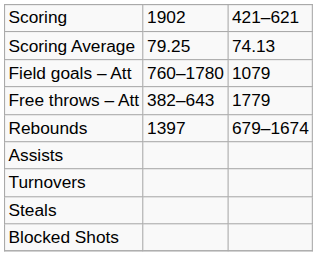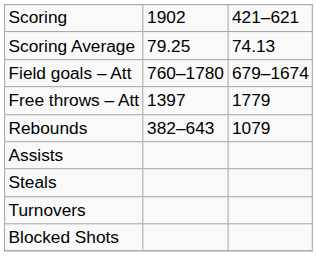(251, 73) 1079 -> (270, 73) 679–1674
(181, 100) 382–643 -> (166, 100) 1397
(166, 127) 1397 -> (181, 127) 382–643
(270, 127) 679–1674 -> (251, 127) 1079
rows swapped: (47, 182) <-> (33, 210)
